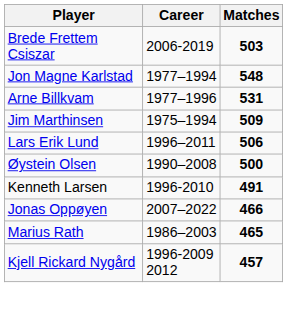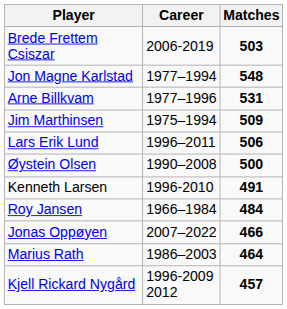+ row: (45, 210)
(251, 232) 465 -> (251, 254) 464
